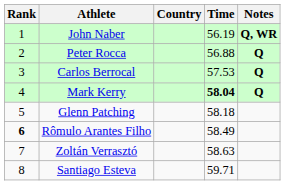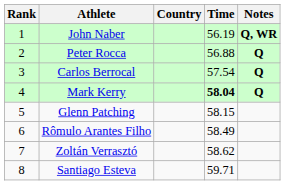(221, 72) 57.53 -> (221, 72) 57.54
(221, 111) 58.18 -> (221, 111) 58.15
(22, 131) bold -> (22, 131) normal
(221, 151) 58.63 -> (221, 151) 58.62
